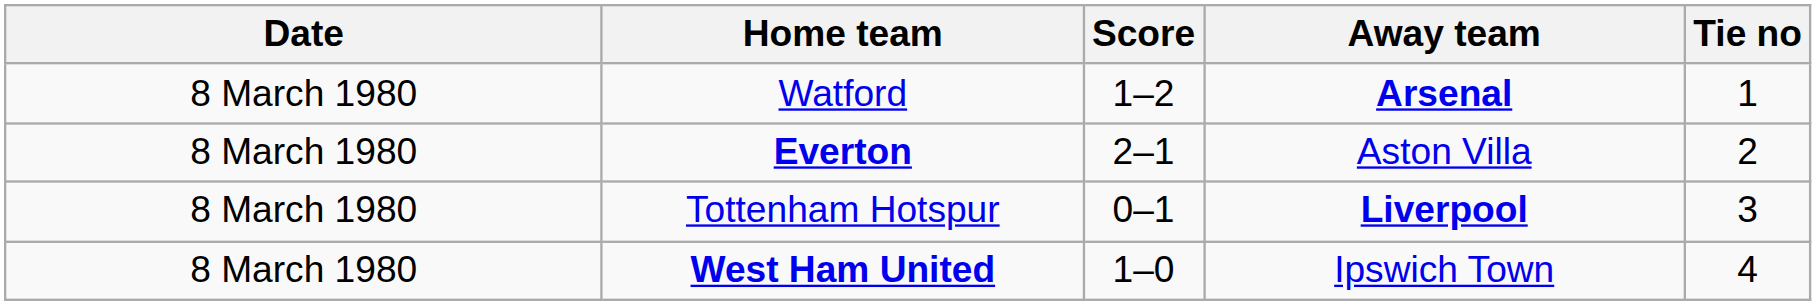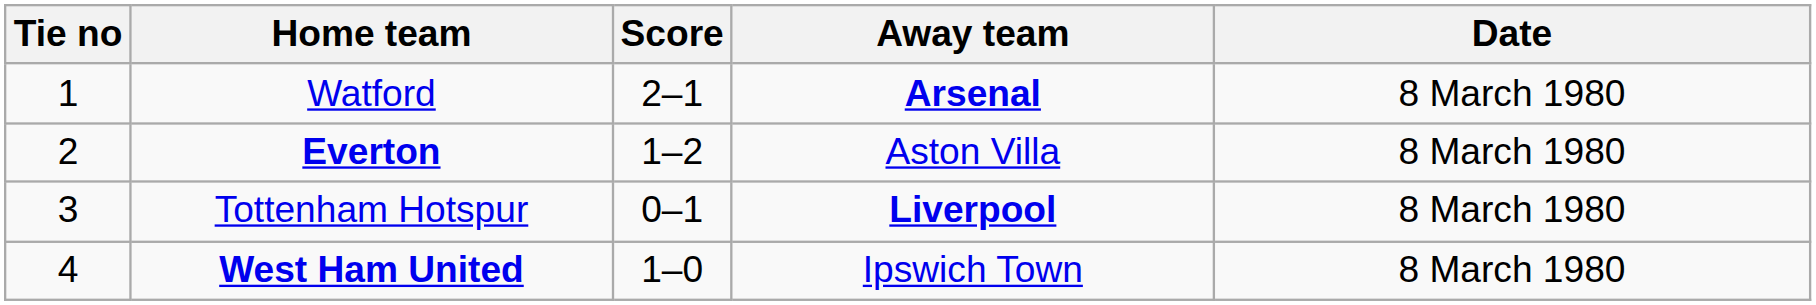columns swapped: (1748, 33) <-> (304, 33)
(1144, 92) 1–2 -> (672, 92) 2–1
(1144, 151) 2–1 -> (672, 151) 1–2
